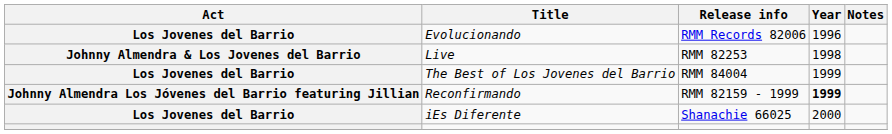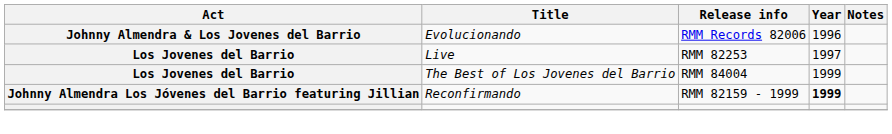(213, 34) Los Jovenes del Barrio -> (213, 34) Johnny Almendra & Los Jovenes del Barrio
(213, 54) Johnny Almendra & Los Jovenes del Barrio -> (213, 54) Los Jovenes del Barrio
(827, 54) 1998 -> (827, 54) 1997
- row: (473, 114)
